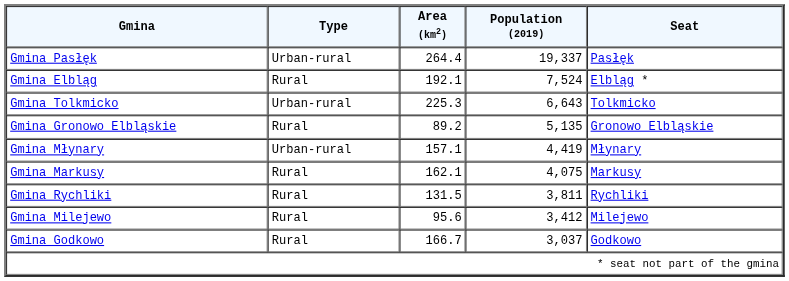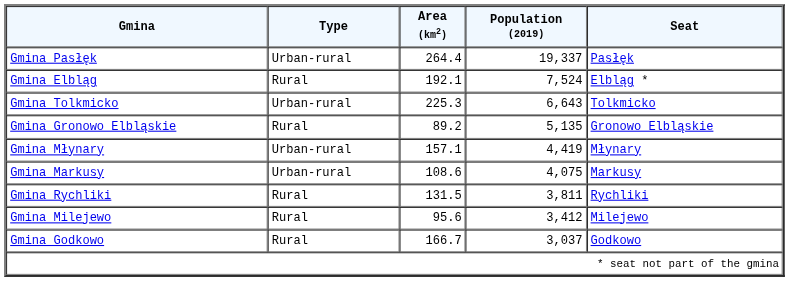(290, 172) Rural -> (312, 172) Urban-rural
(444, 172) 162.1 -> (444, 172) 108.6
